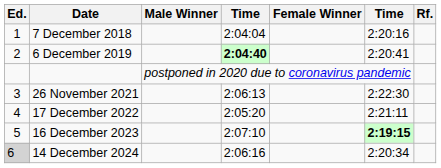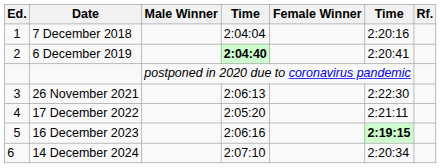(245, 133) 2:07:10 -> (245, 133) 2:06:16
(11, 152) lightgrey background -> (11, 152) no background
(245, 152) 2:06:16 -> (245, 152) 2:07:10
